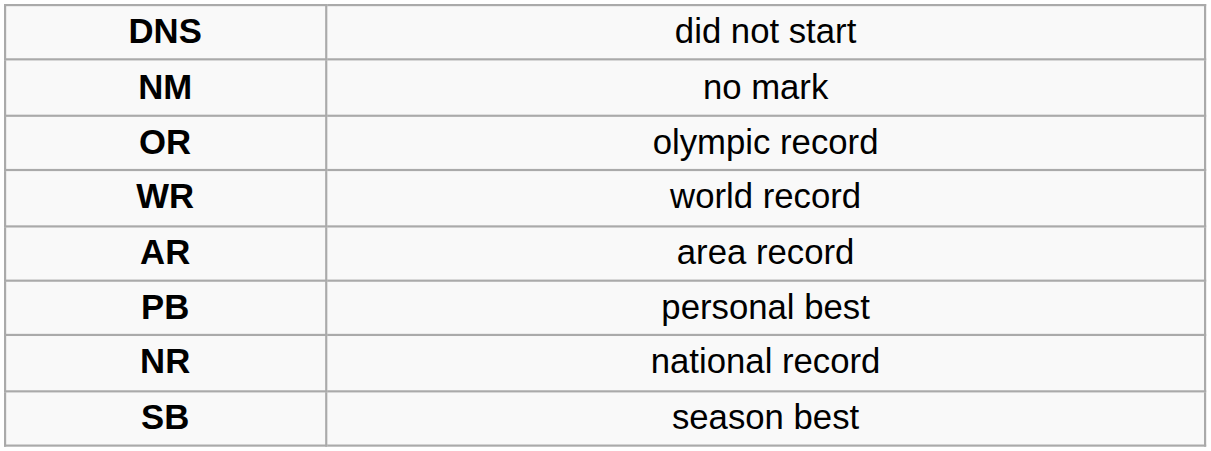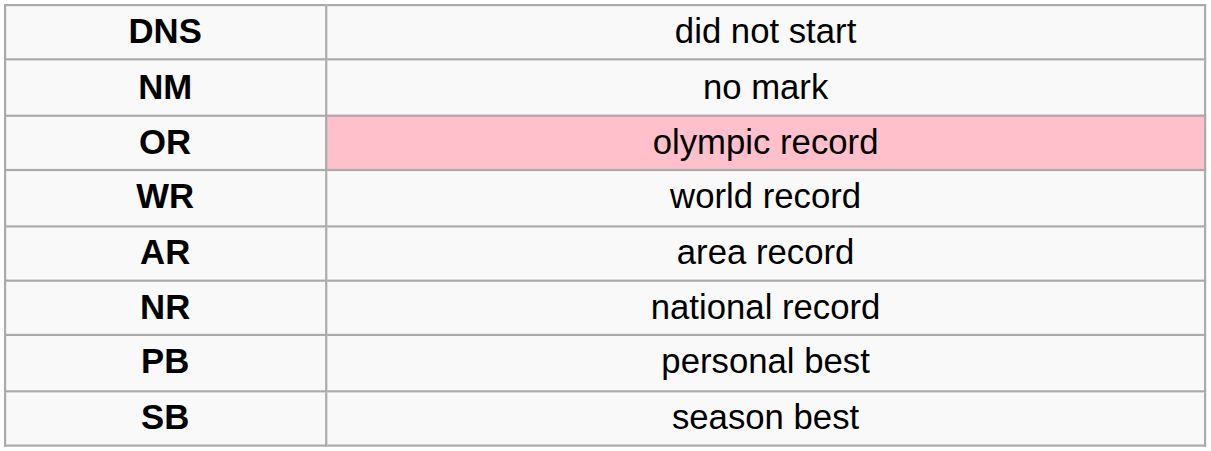(766, 142) no background -> (766, 142) pink background
rows swapped: (165, 362) <-> (165, 307)
